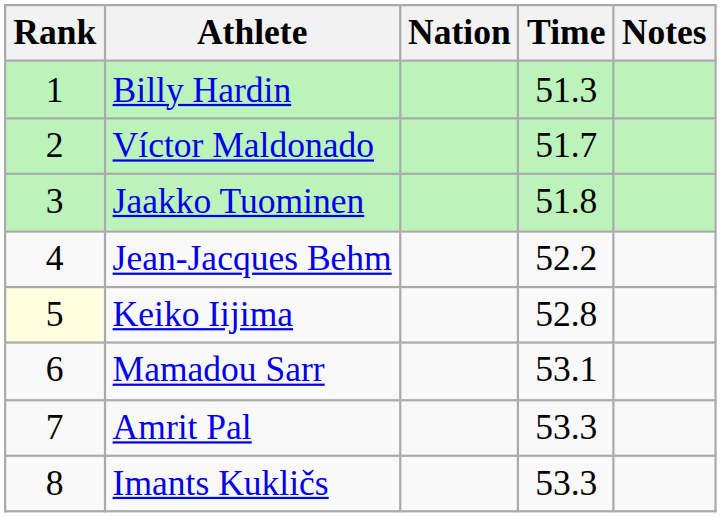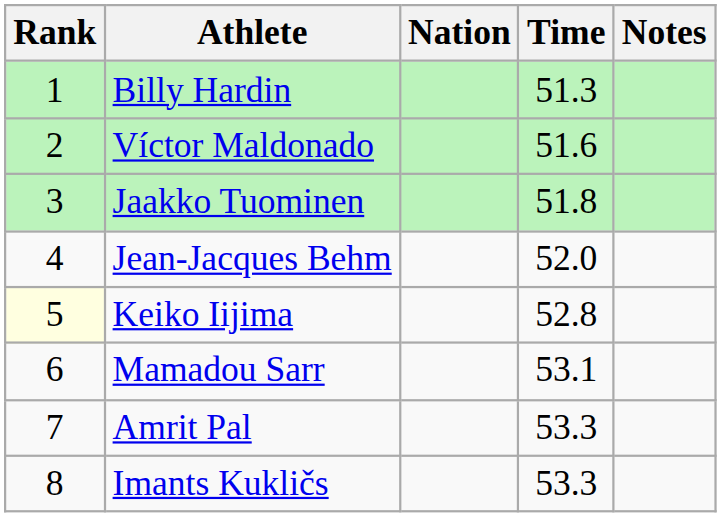(566, 145) 51.7 -> (566, 145) 51.6
(566, 257) 52.2 -> (566, 257) 52.0
